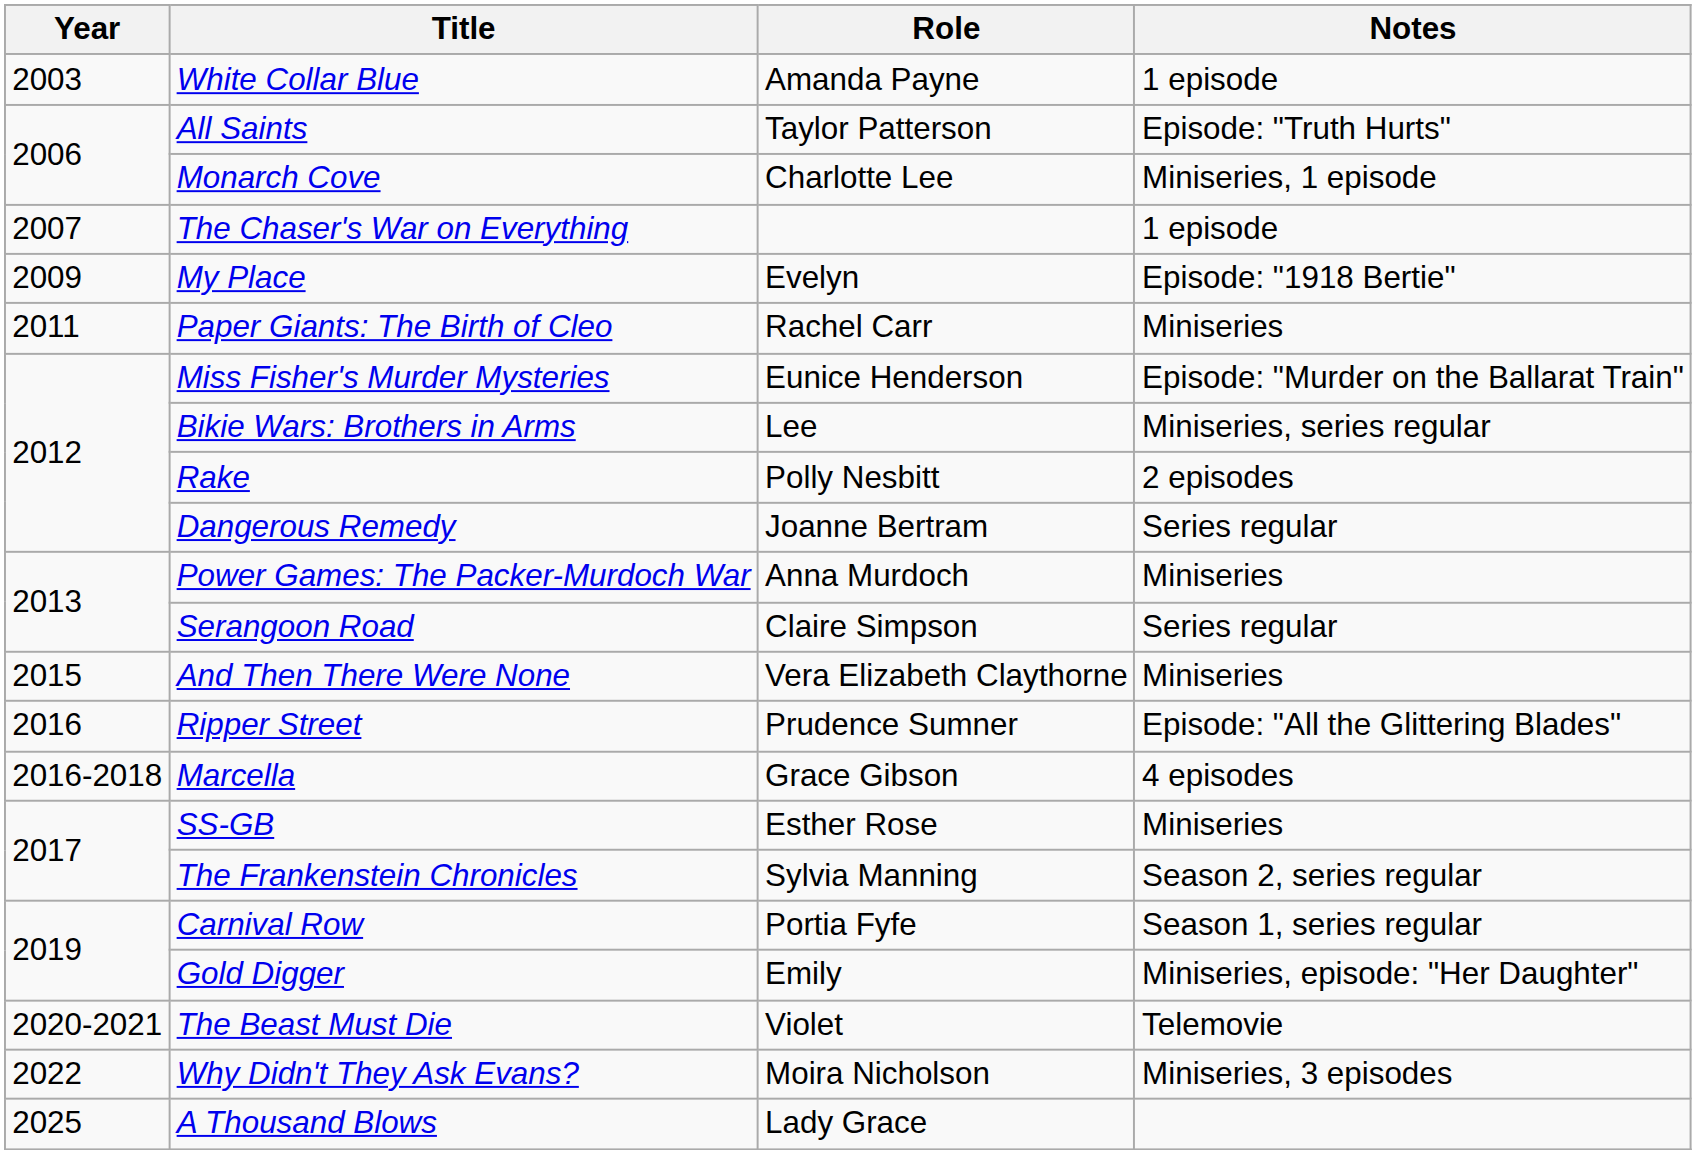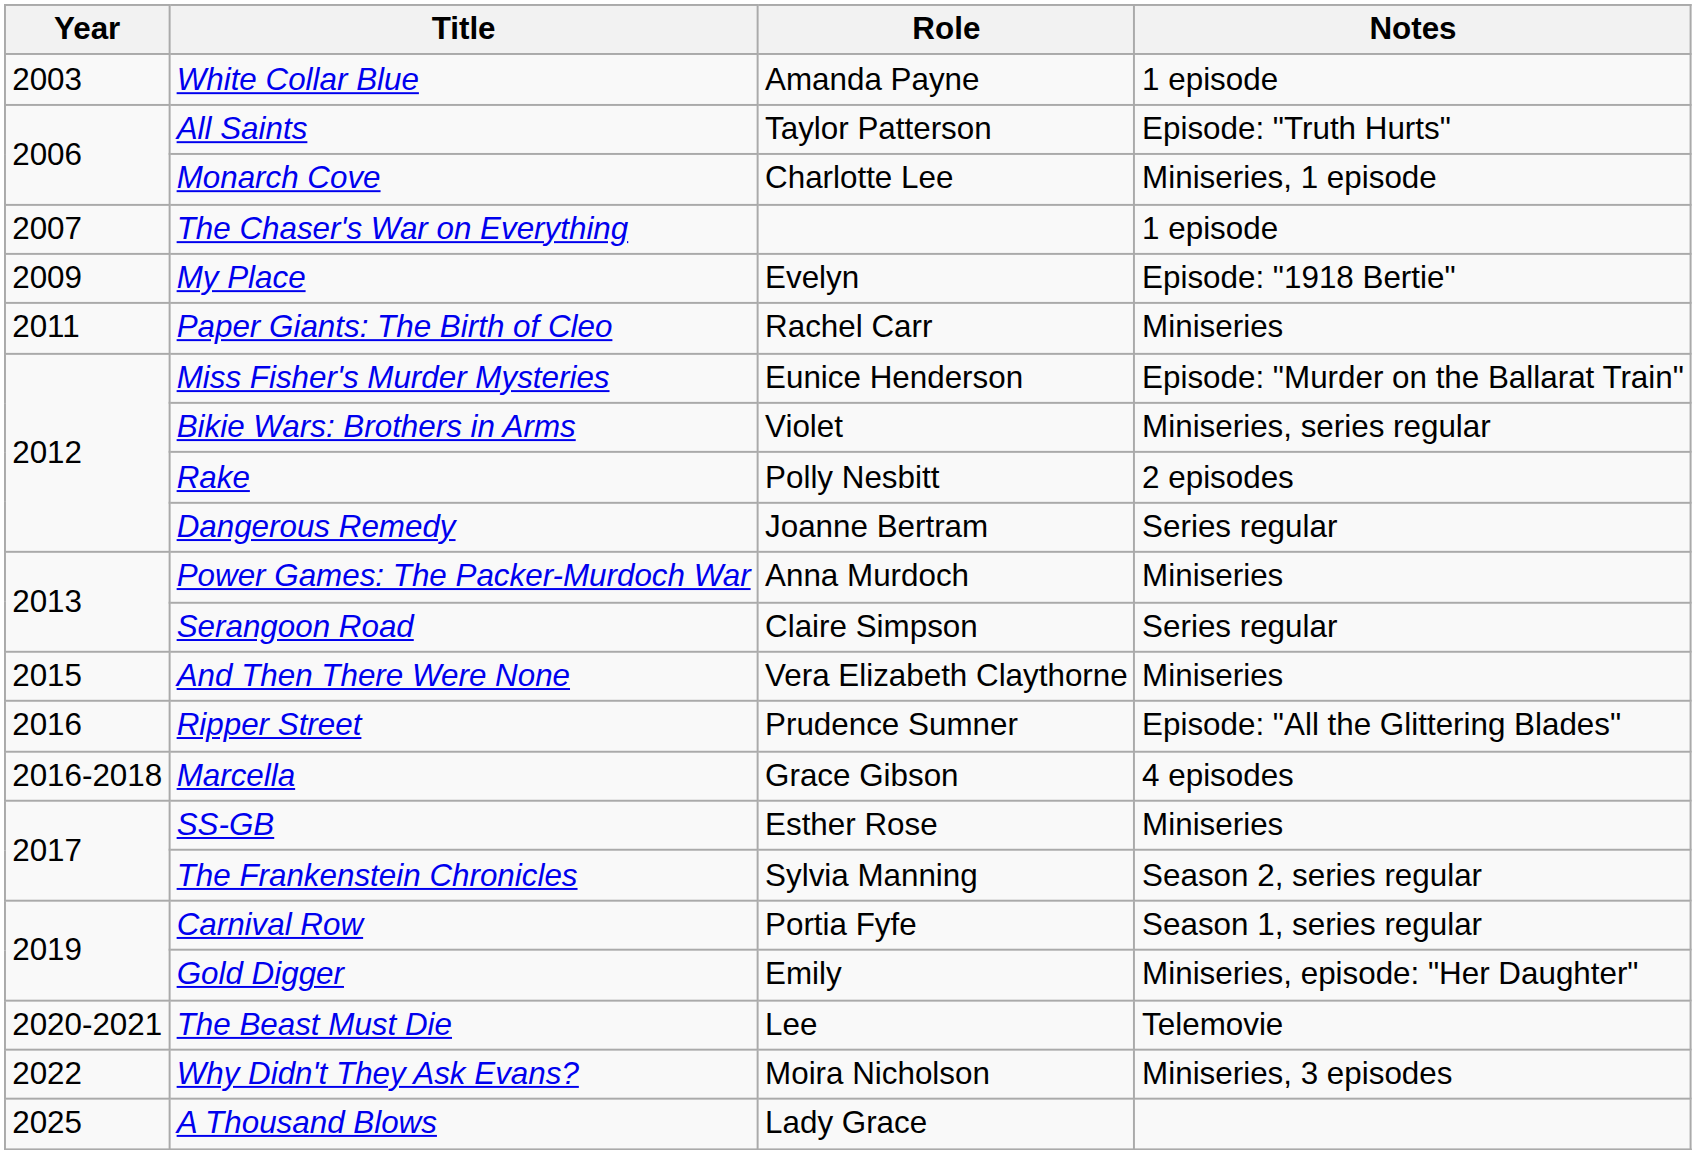(791, 427) Lee -> (804, 427) Violet
(804, 1024) Violet -> (791, 1024) Lee
